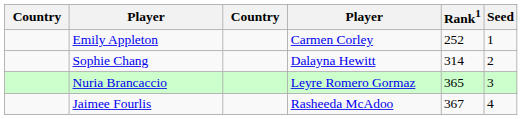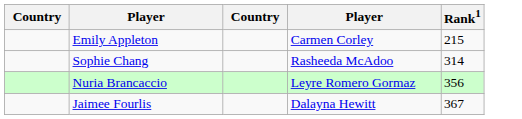- column: (501, 16)
(454, 40) 252 -> (454, 40) 215
(333, 61) Dalayna Hewitt -> (342, 61) Rasheeda McAdoo
(454, 82) 365 -> (454, 82) 356
(342, 104) Rasheeda McAdoo -> (333, 104) Dalayna Hewitt
